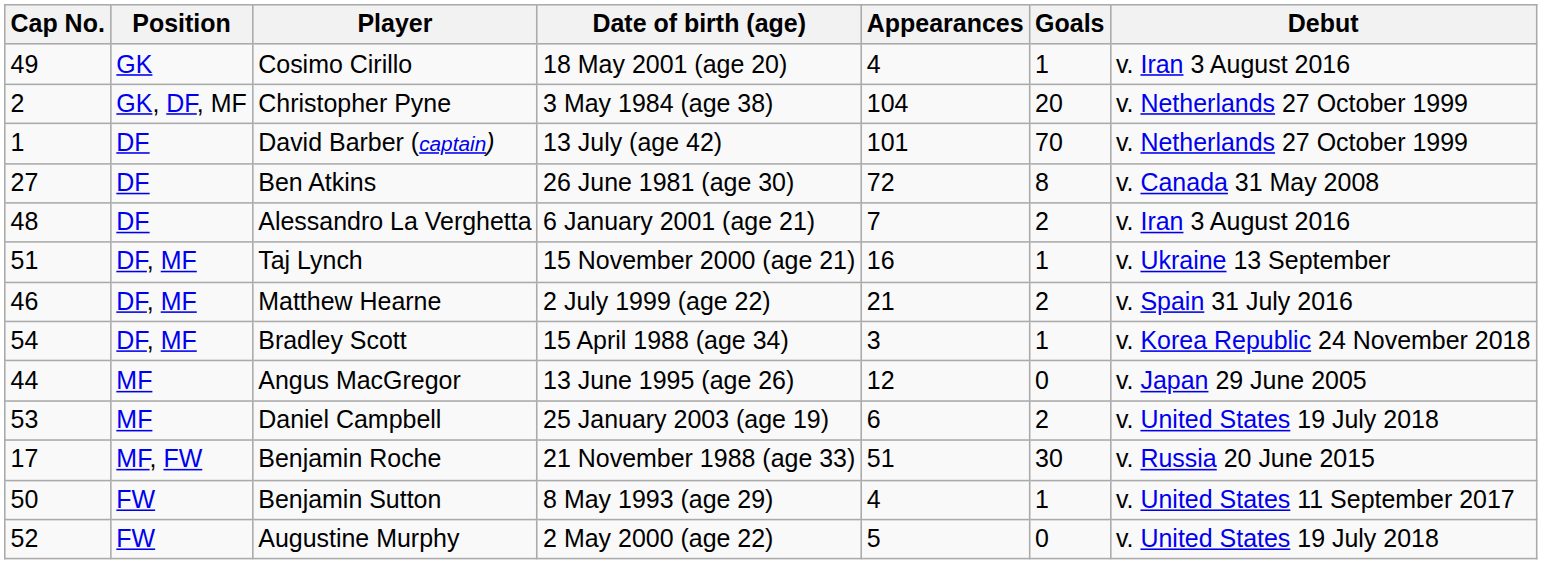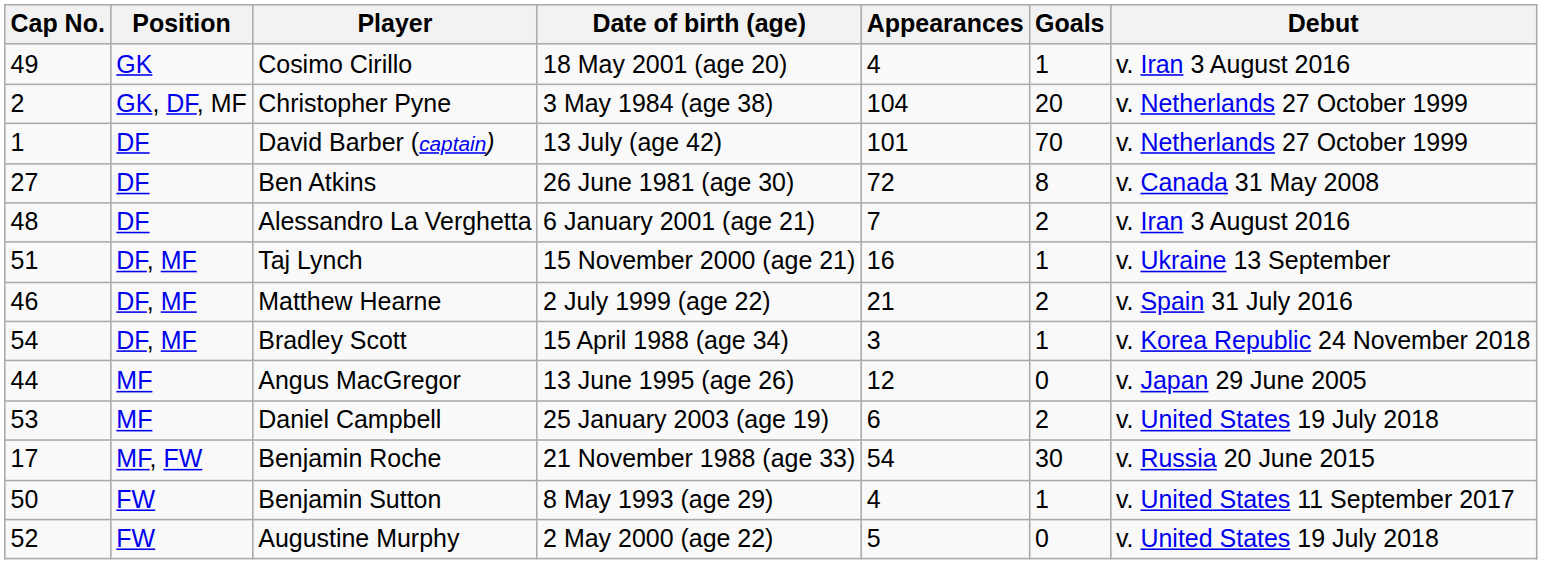(881, 459) 51 -> (881, 459) 54
